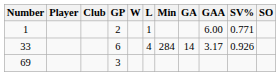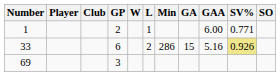(149, 46) 4 -> (149, 46) 2
(167, 46) 284 -> (167, 46) 286
(189, 46) 14 -> (189, 46) 15
(213, 46) 3.17 -> (213, 46) 5.16
(242, 46) no background -> (242, 46) khaki background
